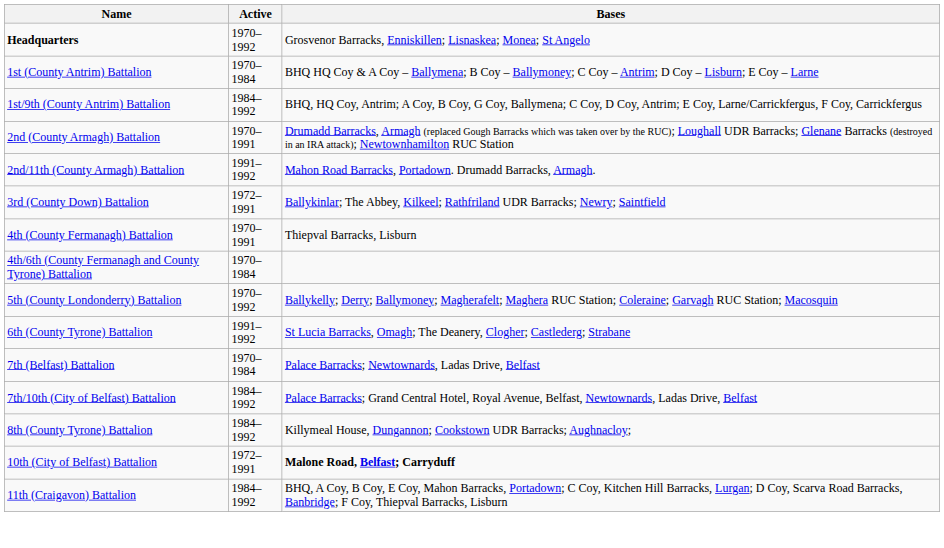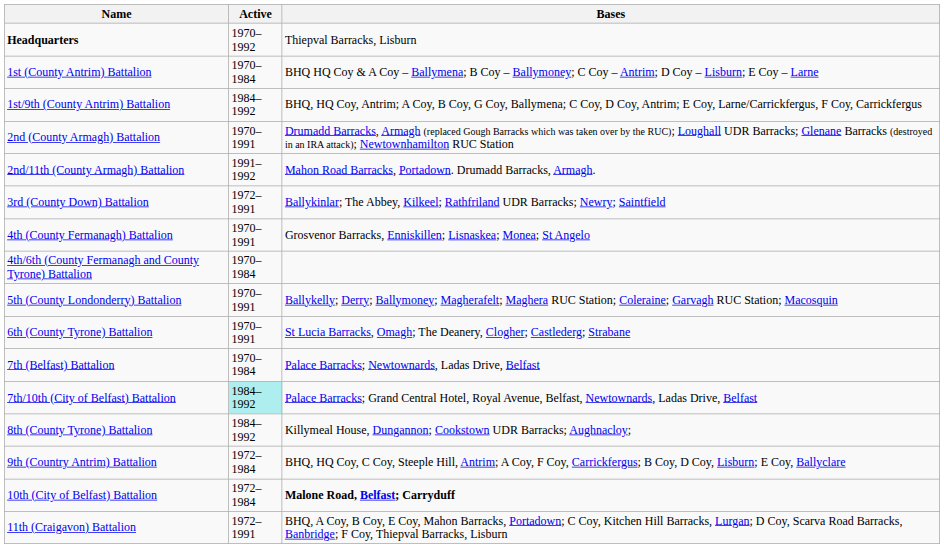(437, 39) Grosvenor Barracks, Enniskillen; Lisnaskea; Monea; St Angelo -> (351, 39) Thiepval Barracks, Lisburn
(351, 234) Thiepval Barracks, Lisburn -> (437, 234) Grosvenor Barracks, Enniskillen; Lisnaskea; Monea; St Angelo
(247, 300) 1970–1992 -> (247, 300) 1970–1991
(247, 332) 1991–1992 -> (247, 332) 1970–1991
(247, 397) no background -> (247, 397) paleturquoise background
+ row: (82, 462)
(247, 462) 1972–1991 -> (247, 495) 1972–1984
(247, 495) 1984–1992 -> (247, 527) 1972–1991
